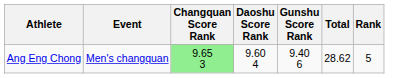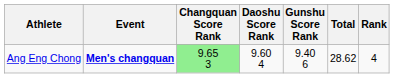(127, 59) normal -> (130, 59) bold
(368, 59) 5 -> (374, 59) 4
